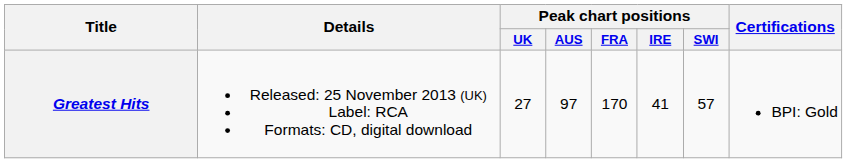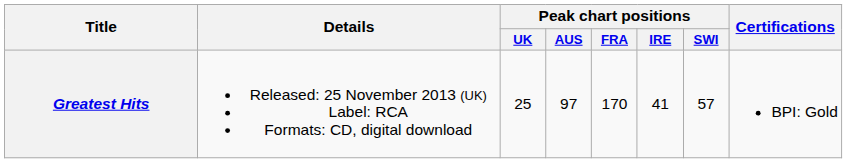(523, 103) 27 -> (523, 103) 25
